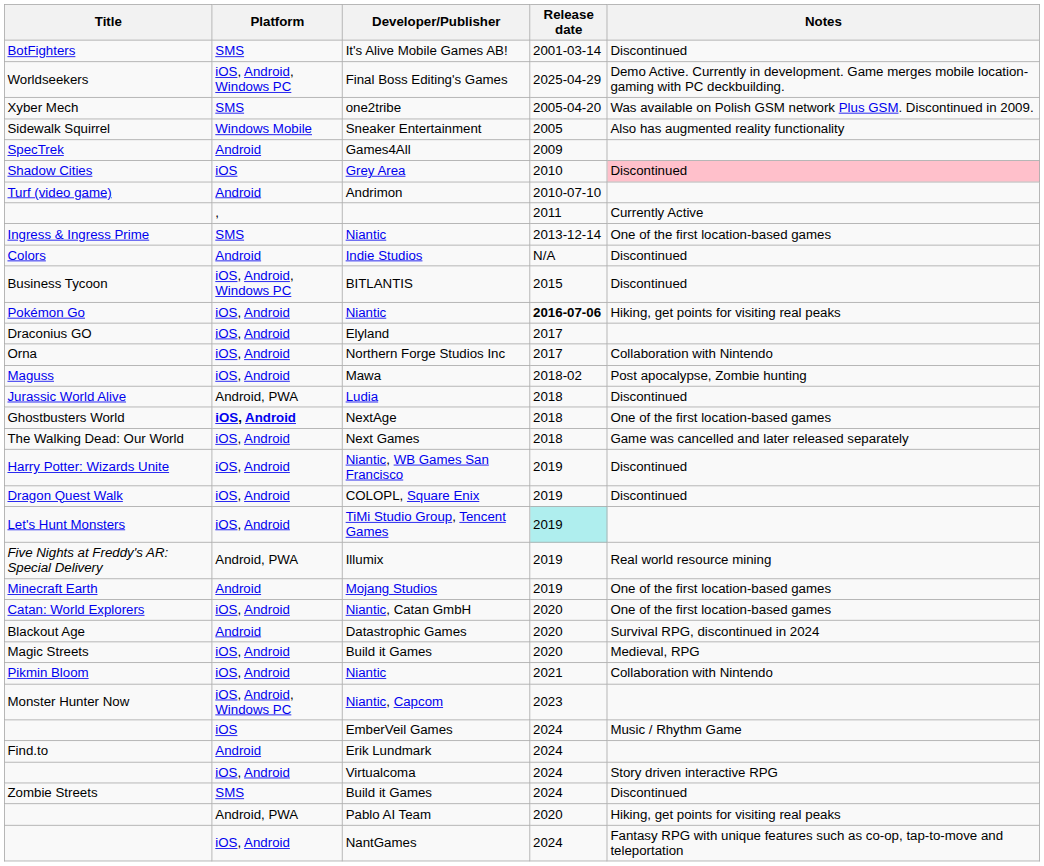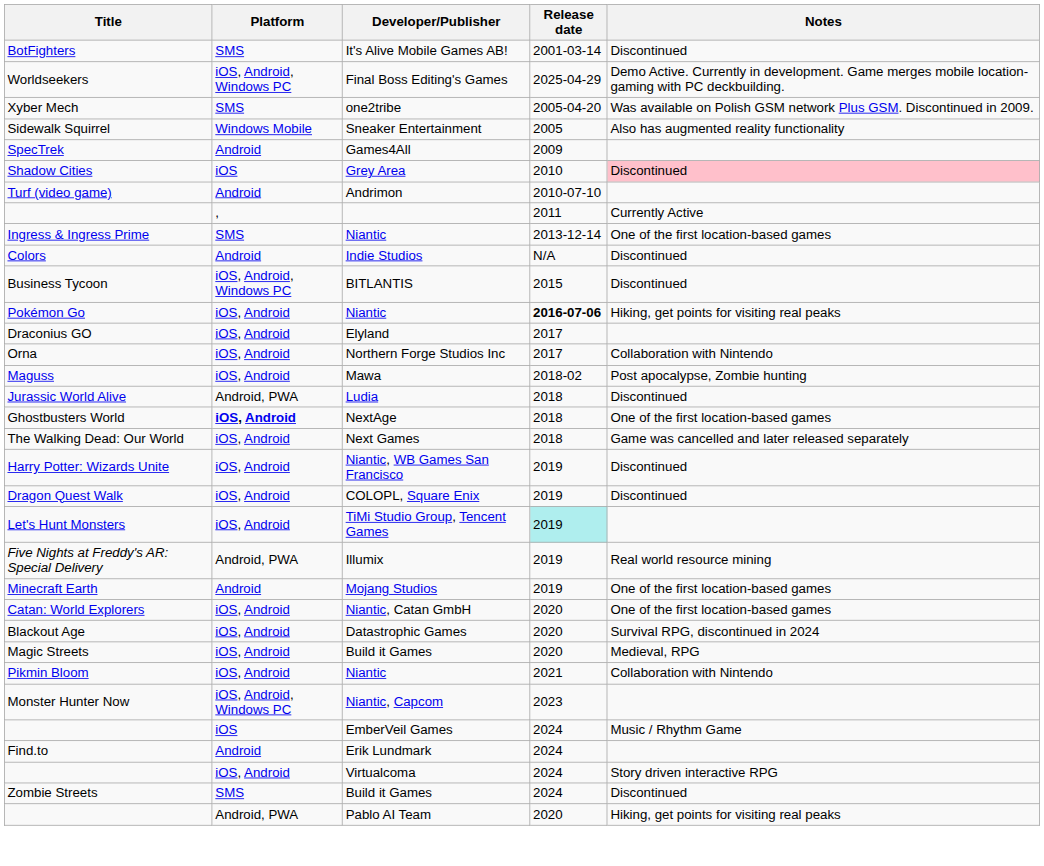(238, 631) Android -> (253, 631) iOS, Android
- row: (108, 843)
